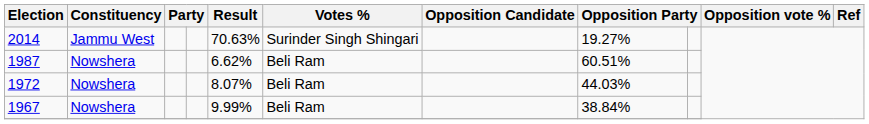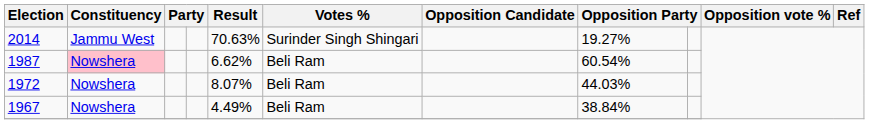(103, 61) no background -> (103, 61) pink background
(606, 61) 60.51% -> (606, 61) 60.54%
(231, 107) 9.99% -> (231, 107) 4.49%
